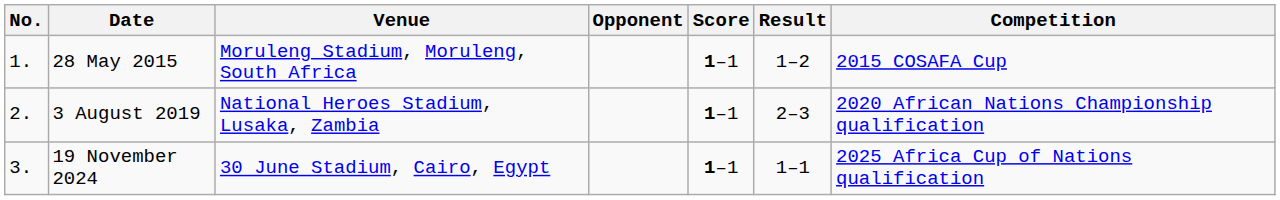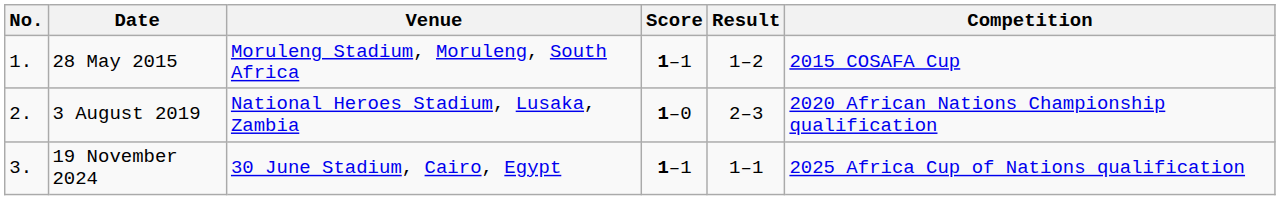- column: (638, 20)
(721, 115) 1–1 -> (675, 115) 1–0
